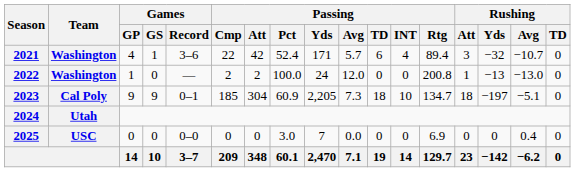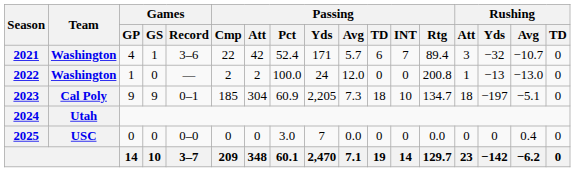(405, 55) 4 -> (405, 55) 7
(437, 136) 6.9 -> (437, 136) 0.0
